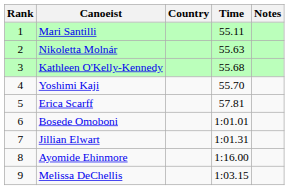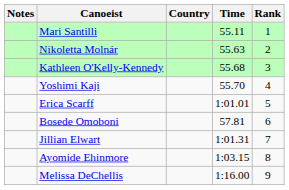columns swapped: (20, 13) <-> (268, 13)
(232, 103) 57.81 -> (232, 103) 1:01.01
(232, 121) 1:01.01 -> (232, 121) 57.81
(232, 157) 1:16.00 -> (232, 157) 1:03.15
(232, 175) 1:03.15 -> (232, 175) 1:16.00
